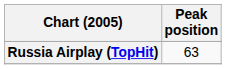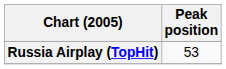(191, 52) 63 -> (191, 52) 53
